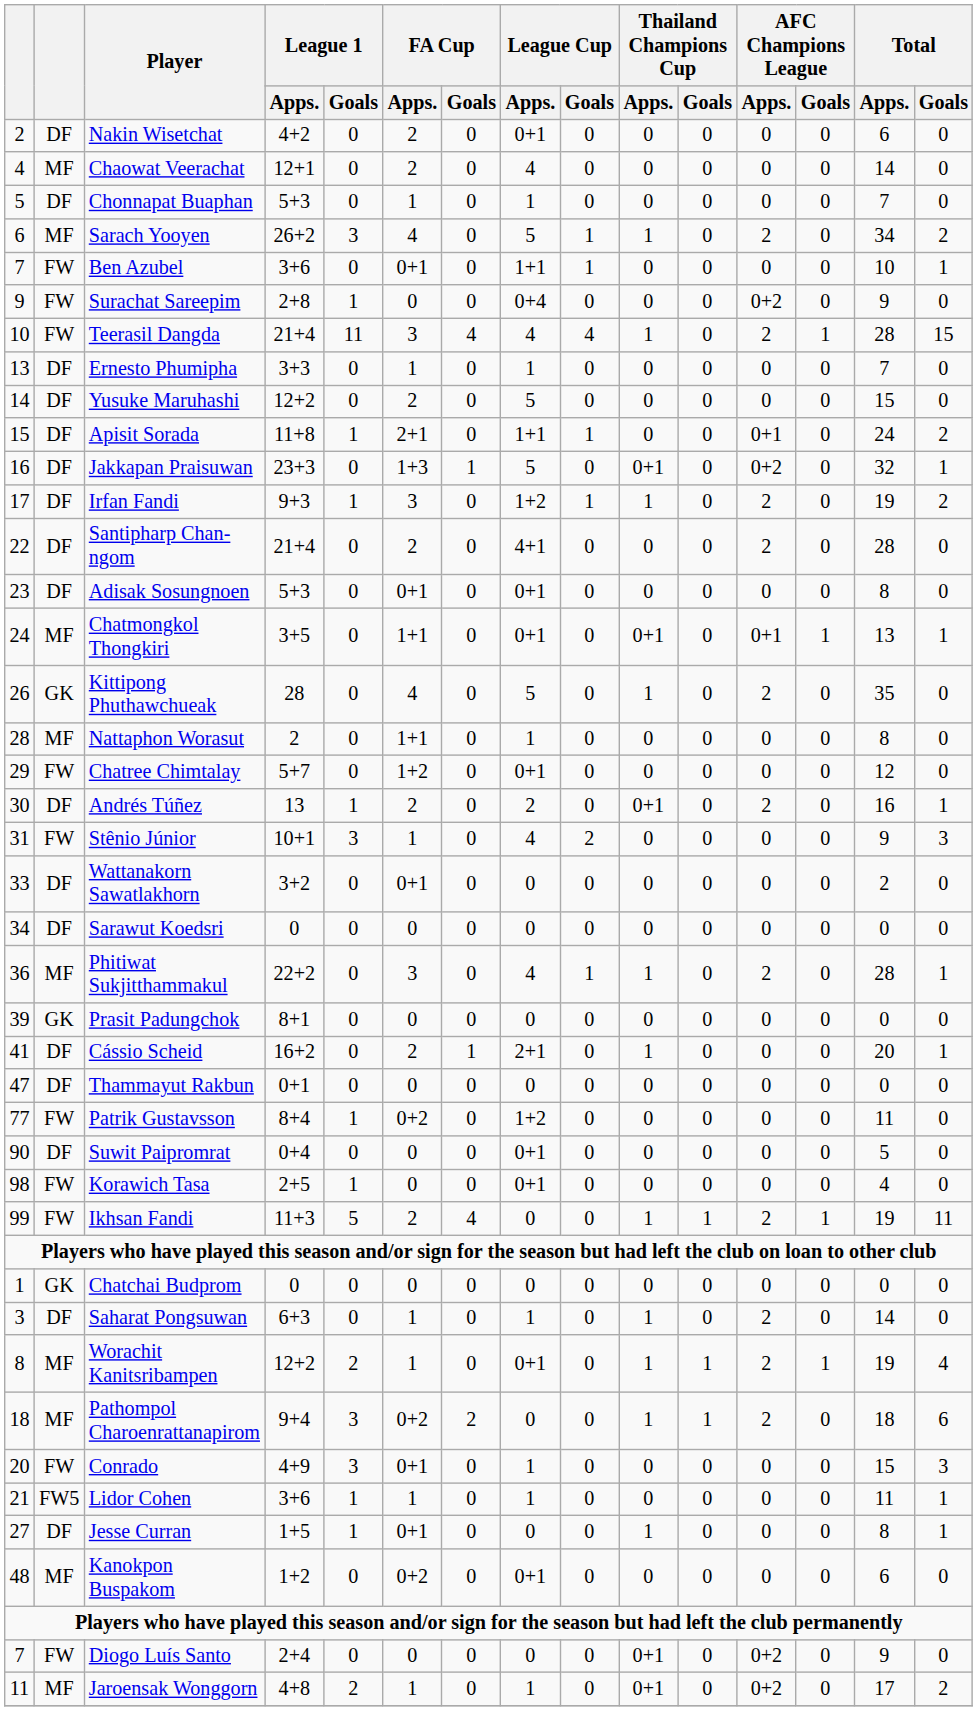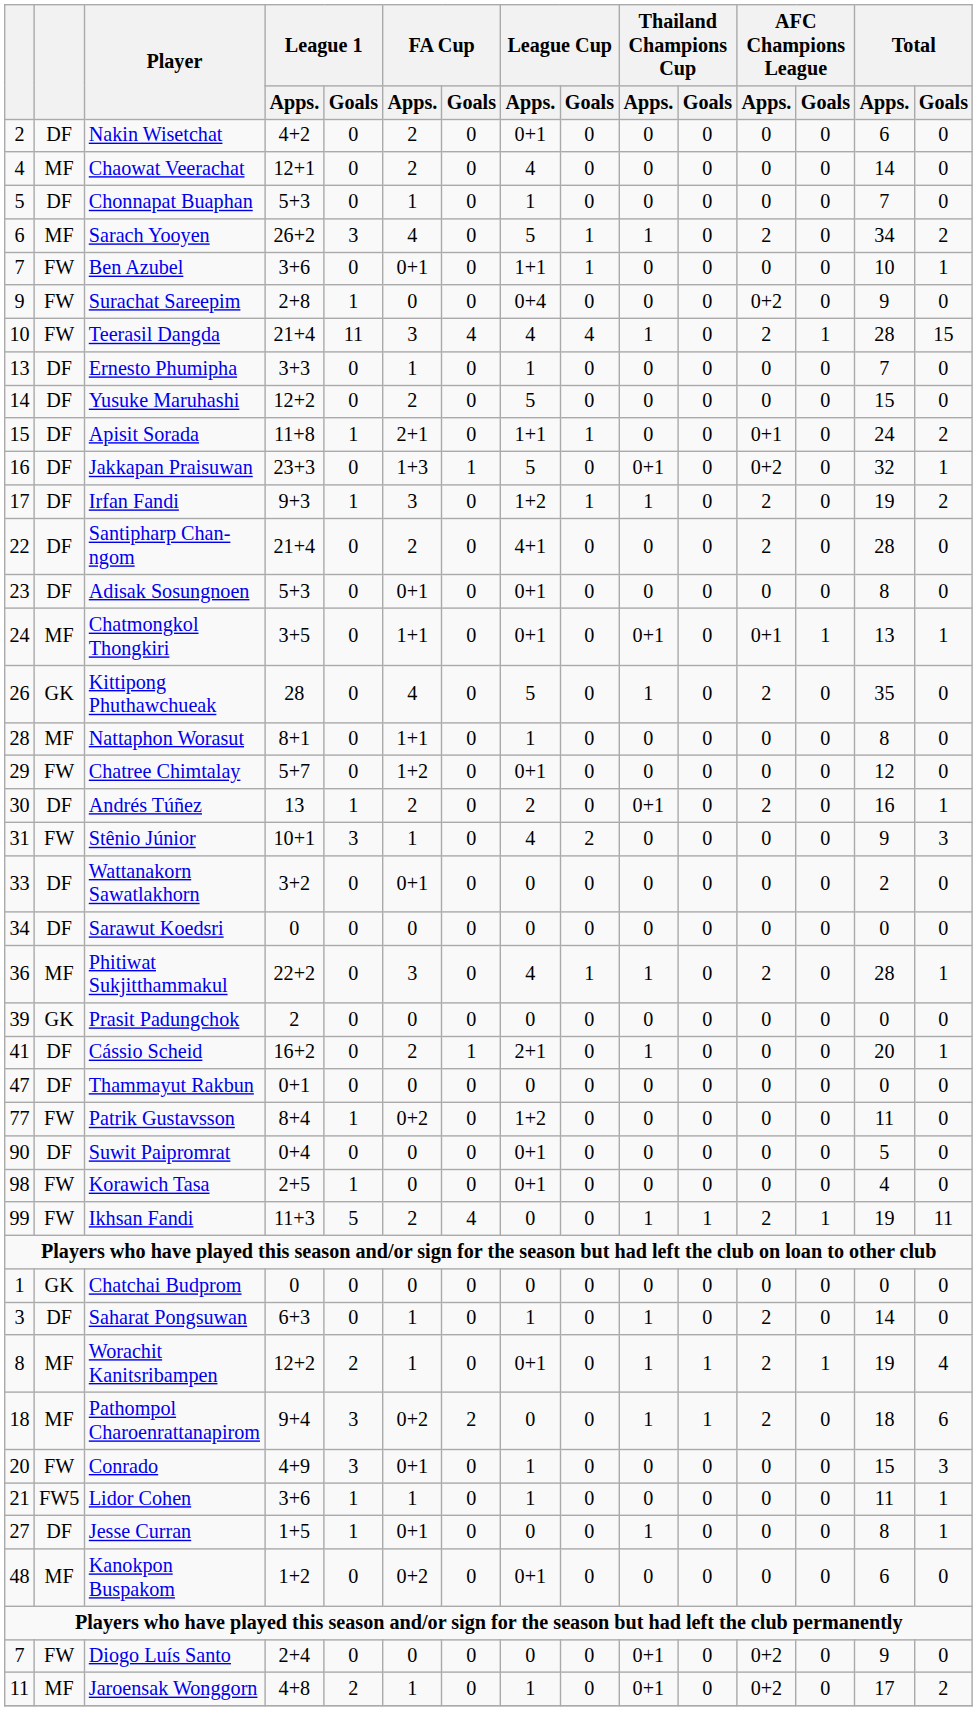(294, 739) 2 -> (294, 739) 8+1
(294, 1019) 8+1 -> (294, 1019) 2
